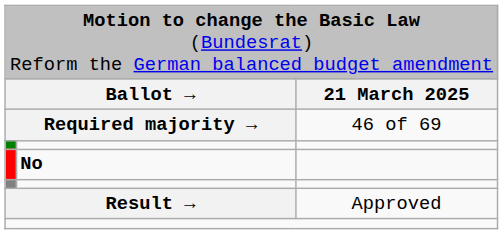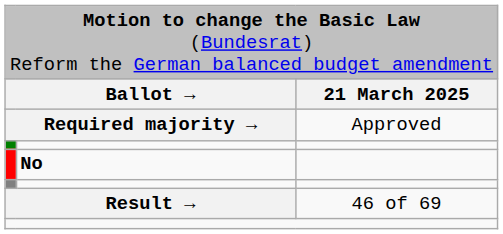(397, 125) 46 of 69 -> (397, 125) Approved
(397, 204) Approved -> (397, 204) 46 of 69
